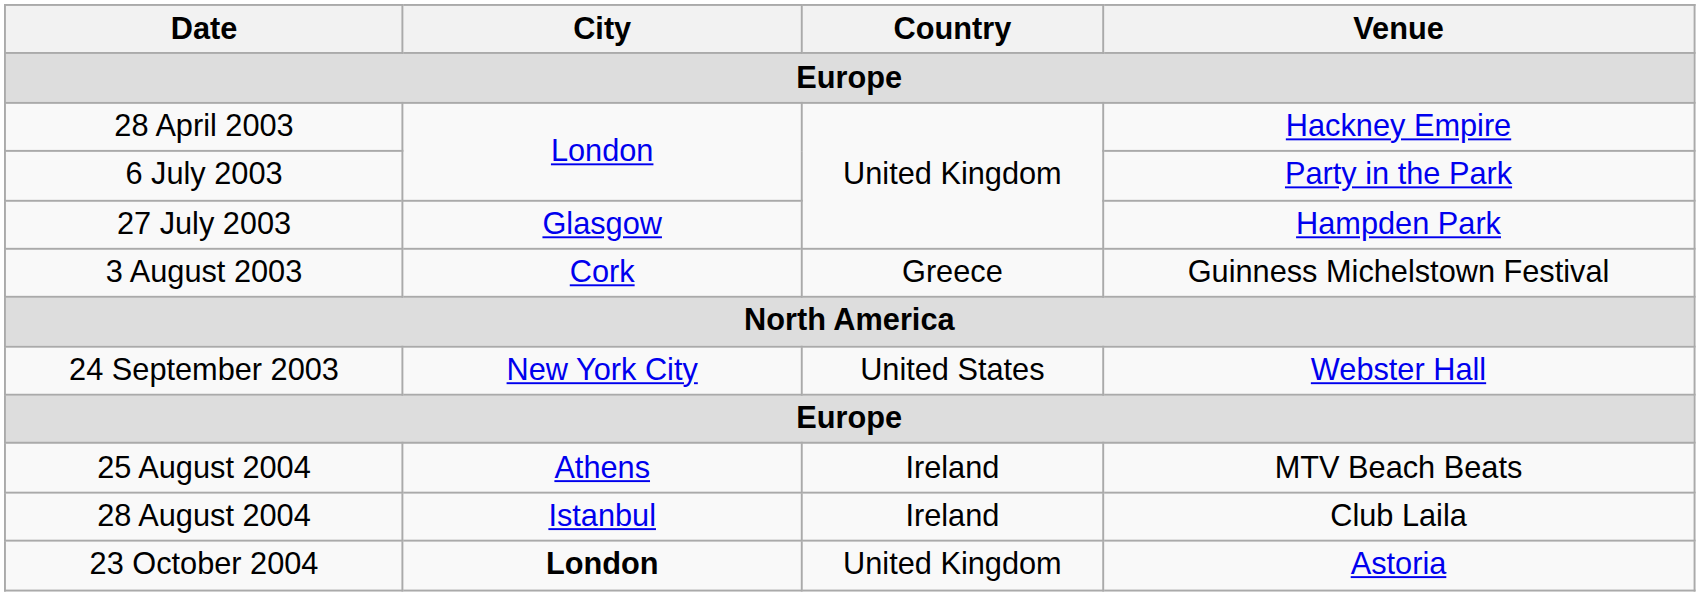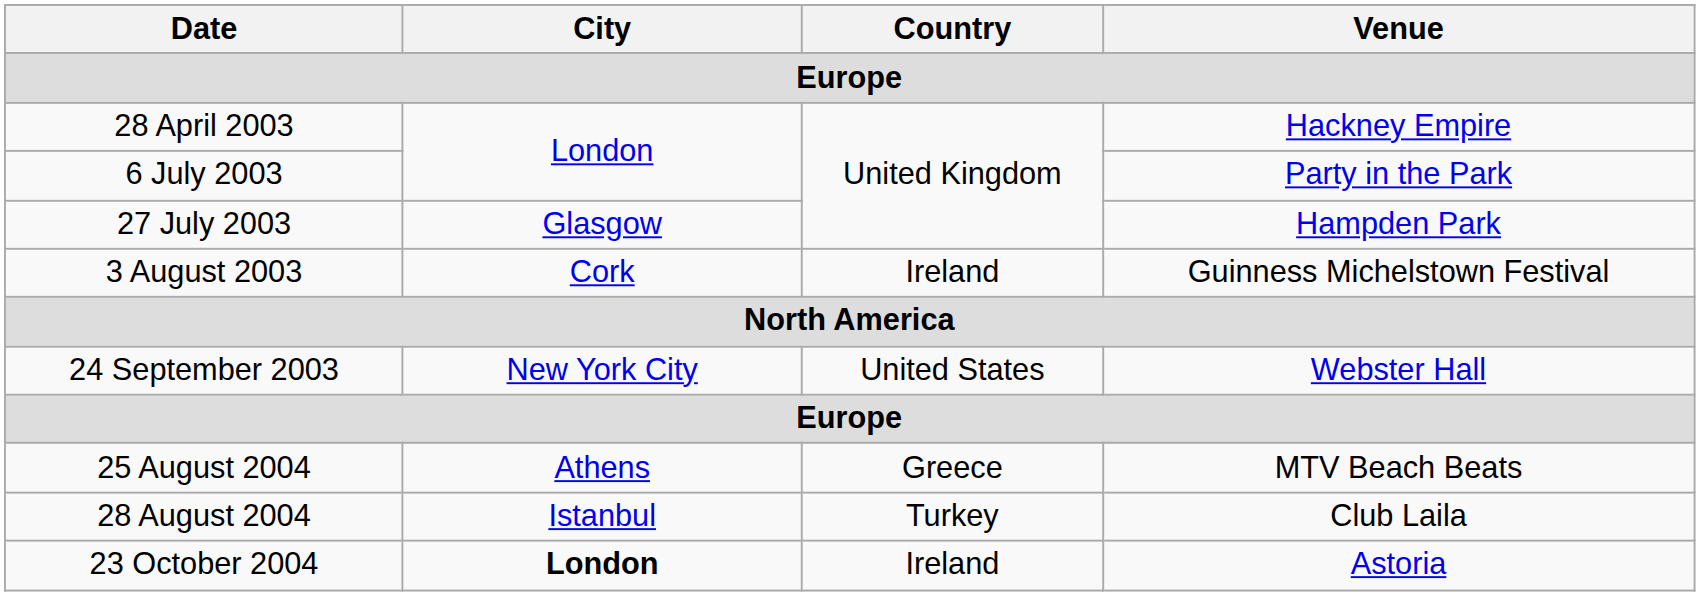(952, 272) Greece -> (952, 272) Ireland
(952, 467) Ireland -> (952, 467) Greece
(952, 516) Ireland -> (952, 516) Turkey
(952, 564) United Kingdom -> (952, 564) Ireland
